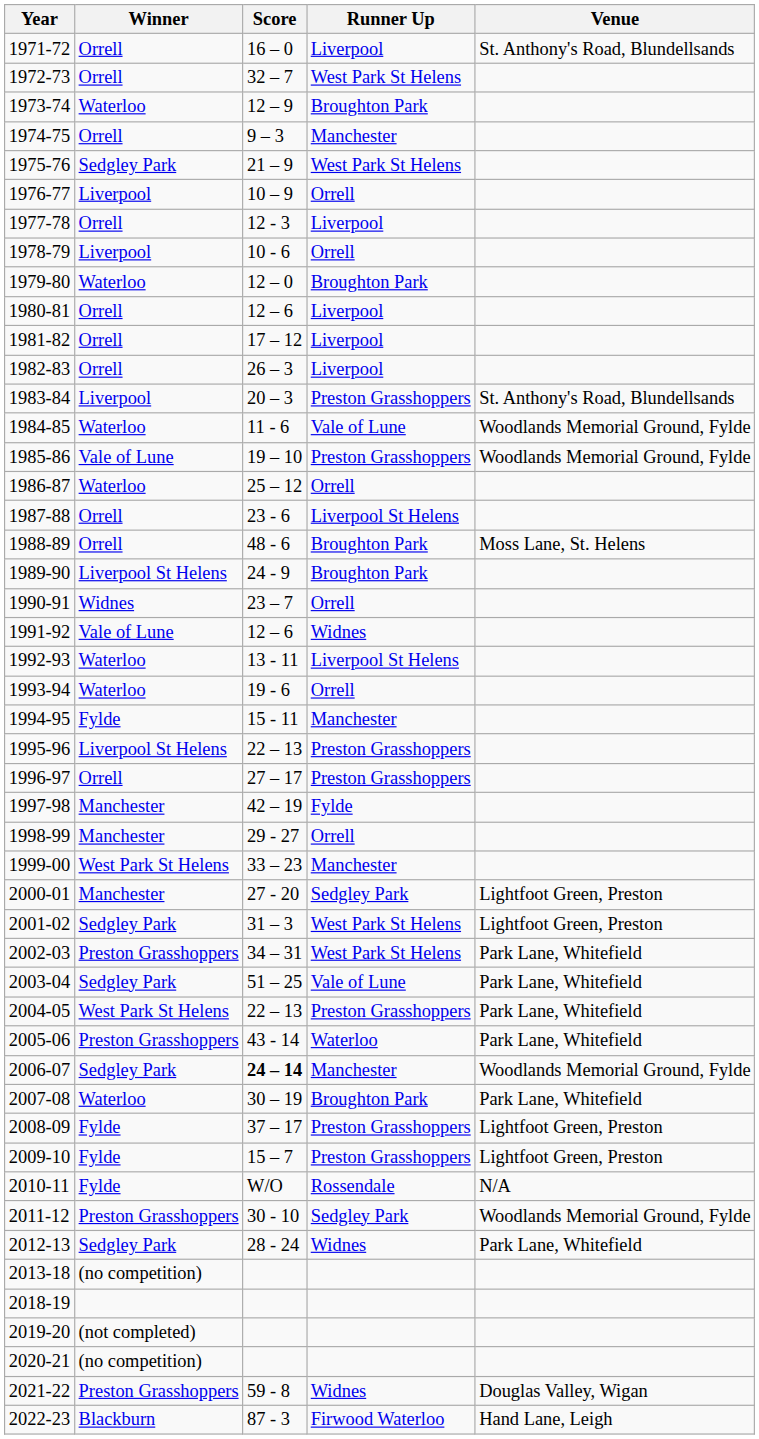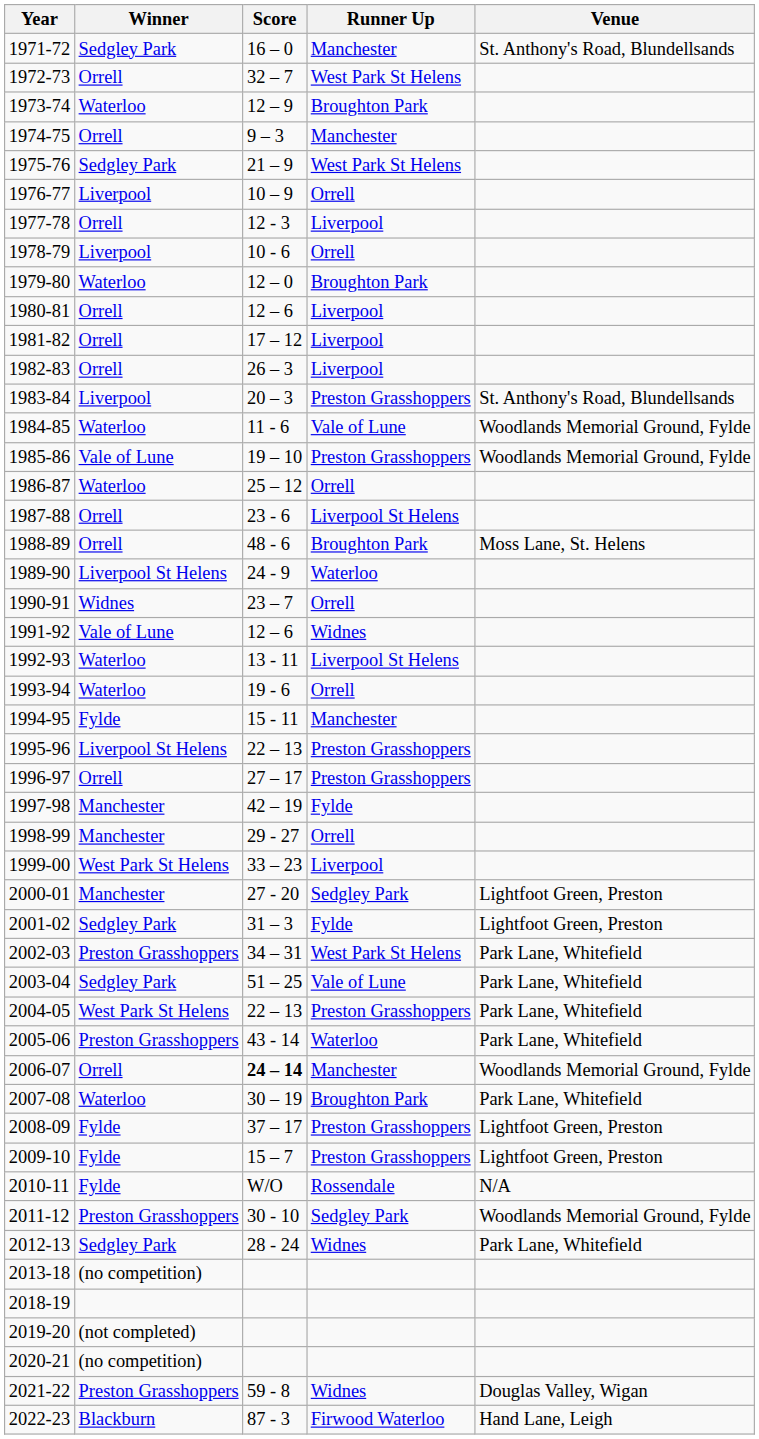(101, 48) Orrell -> (127, 48) Sedgley Park
(347, 48) Liverpool -> (354, 48) Manchester
(369, 573) Broughton Park -> (344, 573) Waterloo
(354, 865) Manchester -> (347, 865) Liverpool
(386, 923) West Park St Helens -> (332, 923) Fylde
(127, 1069) Sedgley Park -> (101, 1069) Orrell
